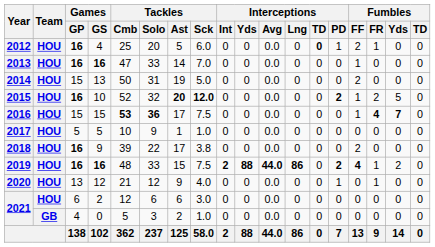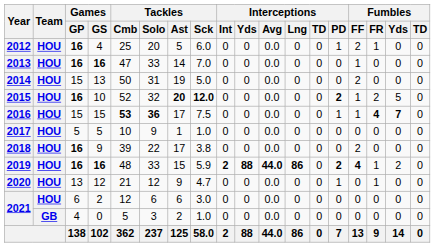(319, 47) bold -> (319, 47) normal
(339, 115) 0 -> (339, 115) 1
(204, 166) 7.5 -> (204, 166) 5.9
(204, 183) 4.0 -> (204, 183) 4.7
